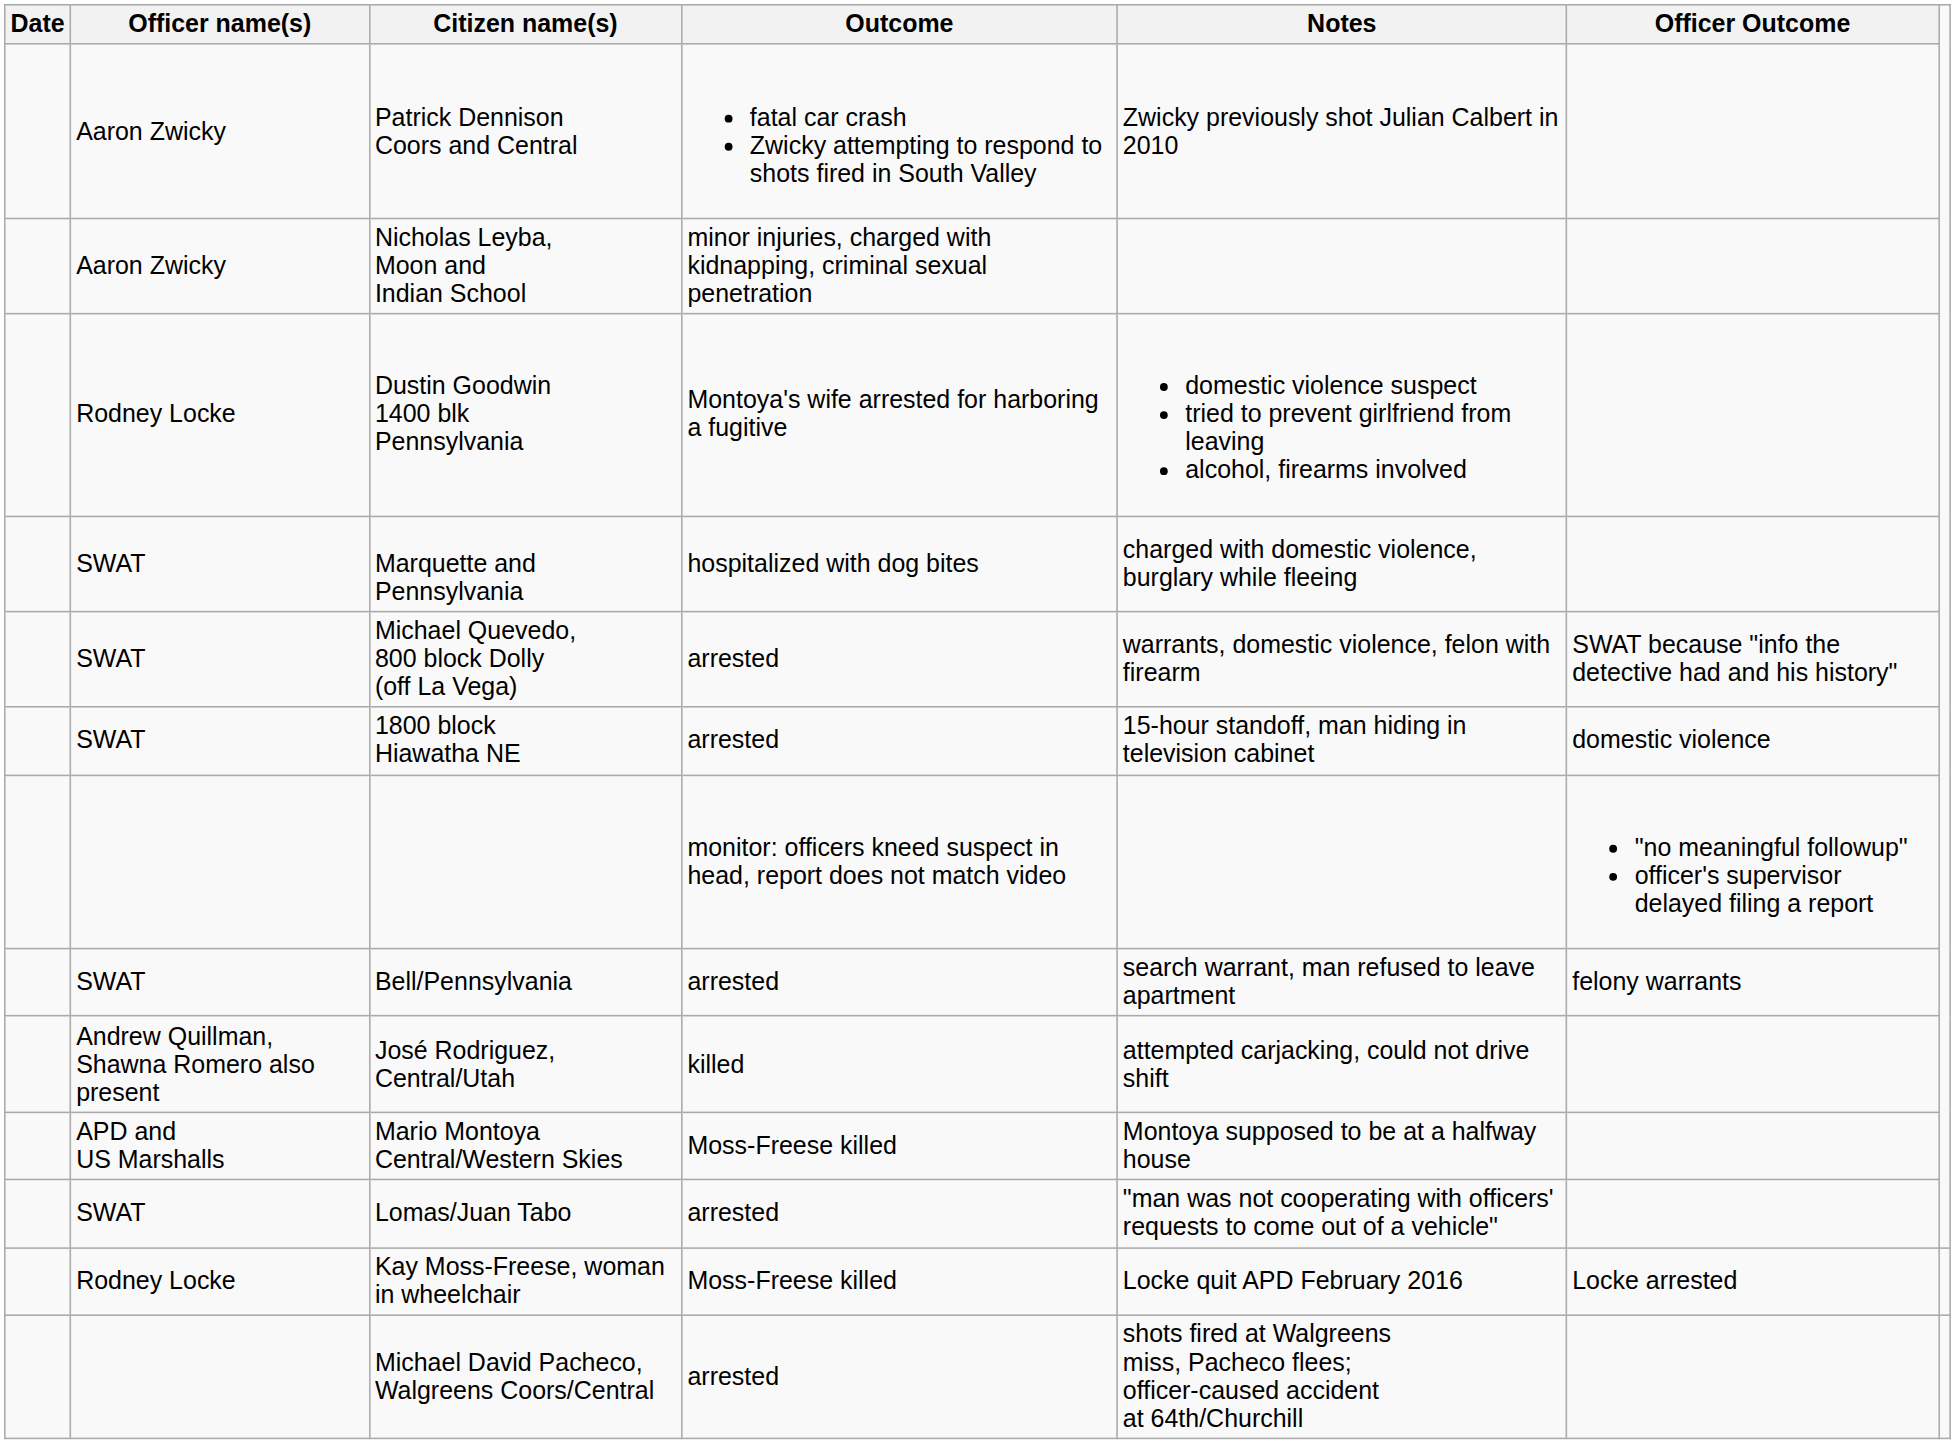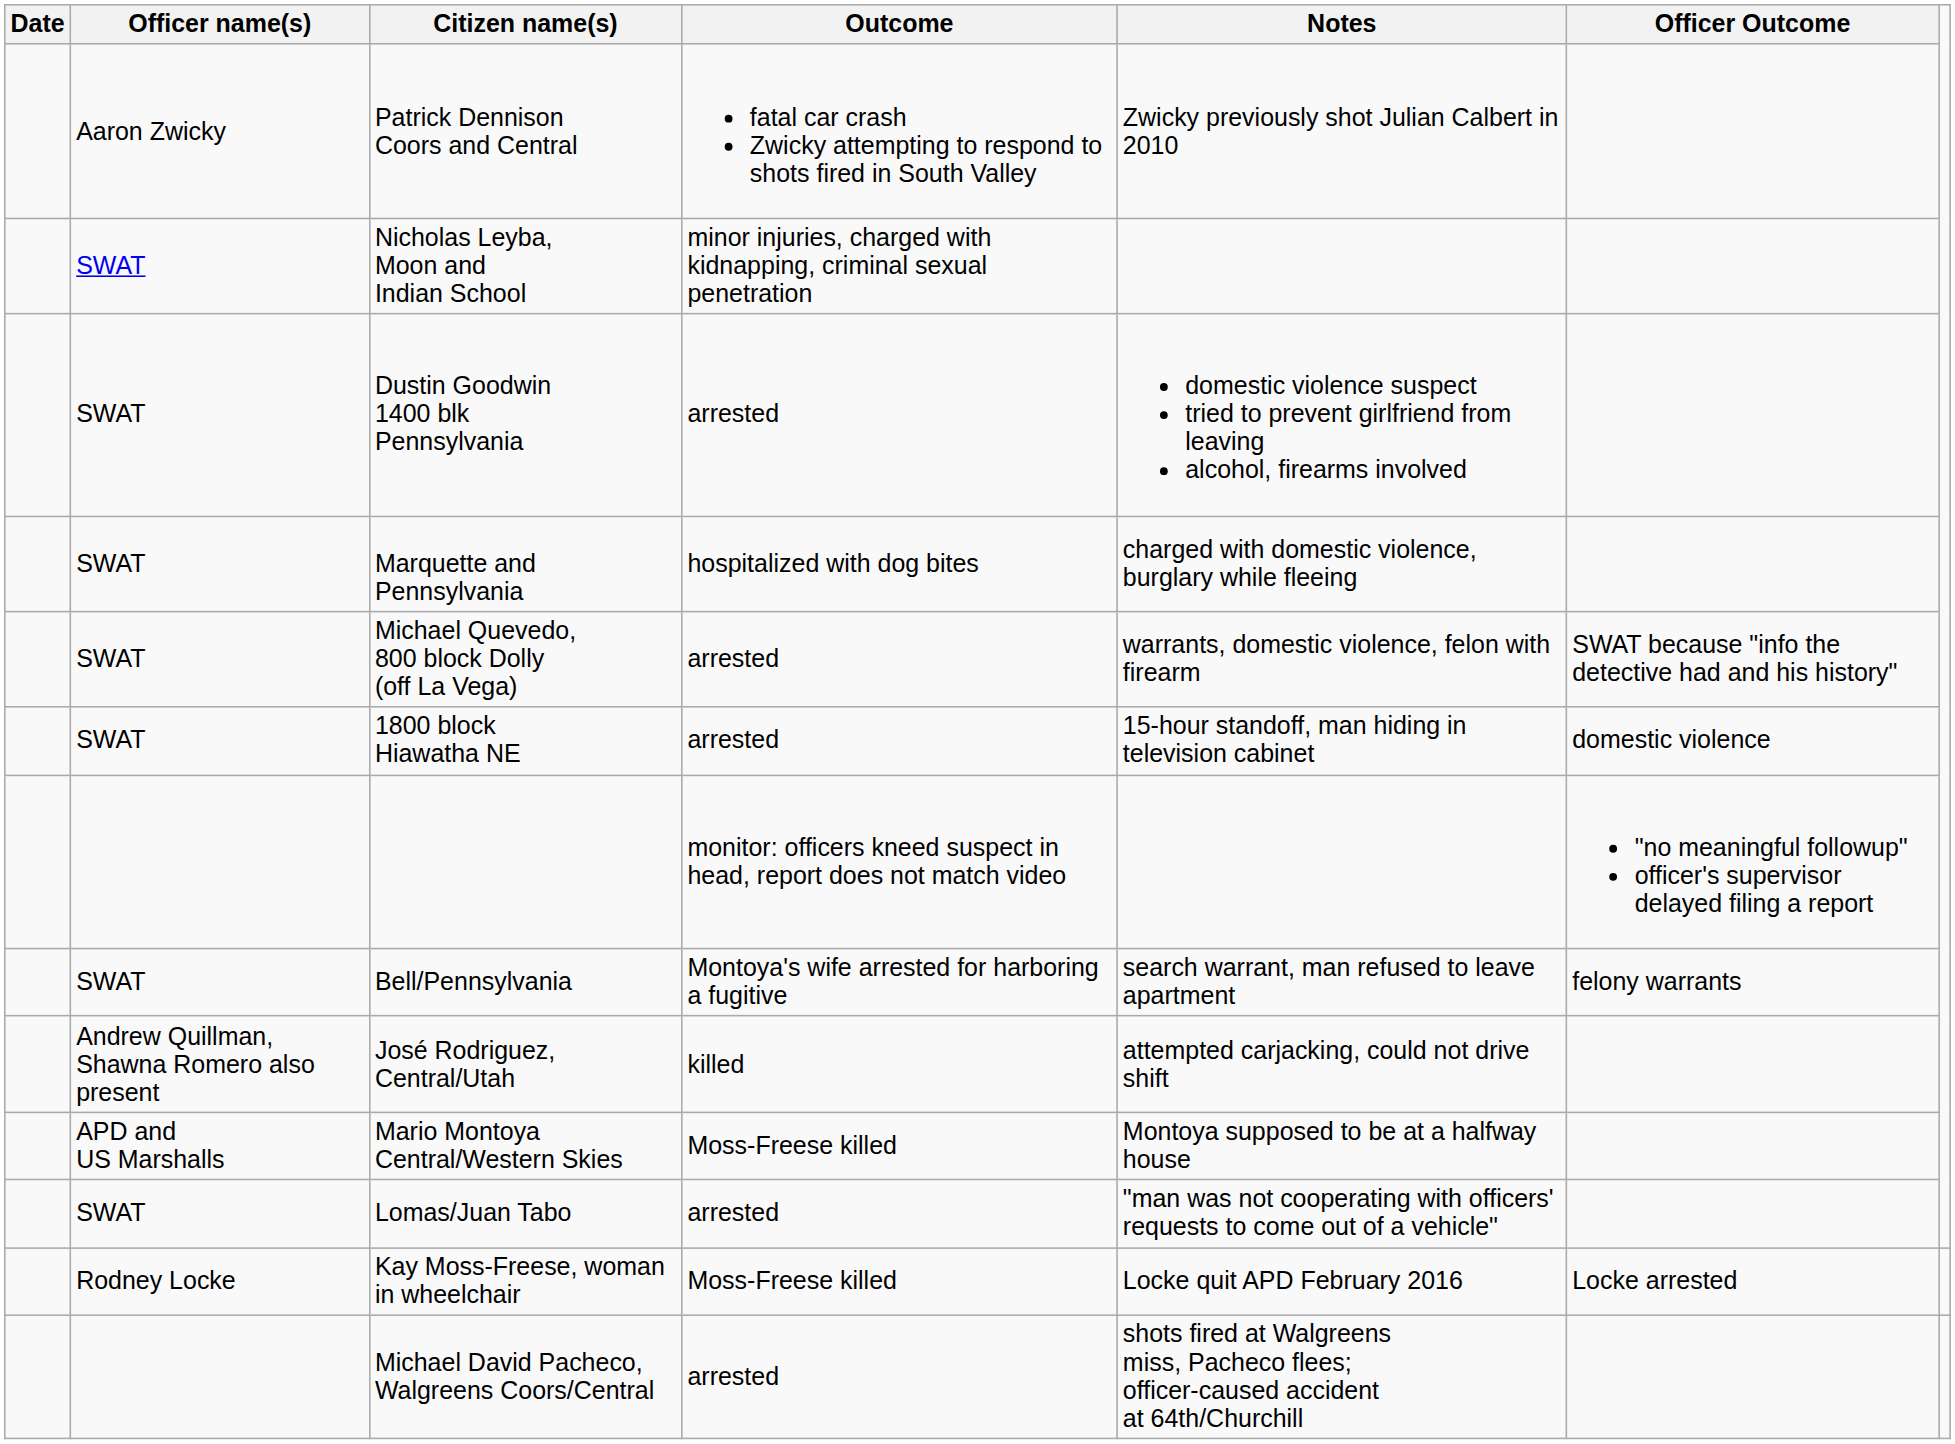(151, 265) Aaron Zwicky -> (111, 265) SWAT
(156, 414) Rodney Locke -> (111, 414) SWAT
(893, 414) Montoya's wife arrested for harboring a fugitive -> (733, 414) arrested
(733, 982) arrested -> (893, 982) Montoya's wife arrested for harboring a fugitive
